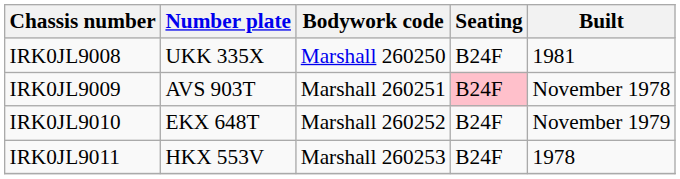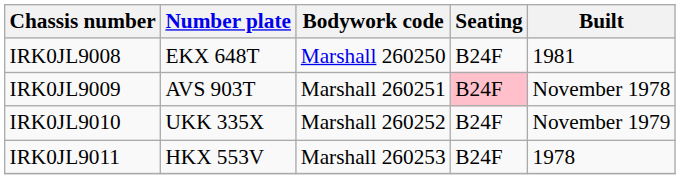(215, 55) UKK 335X -> (212, 55) EKX 648T
(212, 122) EKX 648T -> (215, 122) UKK 335X
